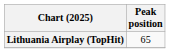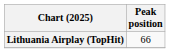(146, 39) 65 -> (146, 39) 66
